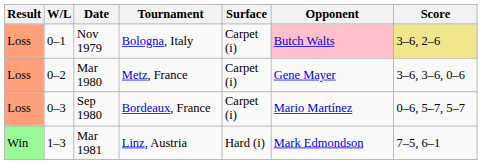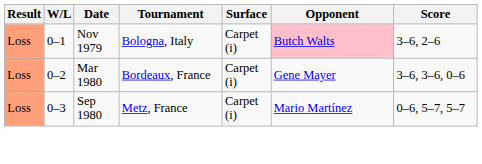(418, 41) khaki background -> (418, 41) no background
(155, 75) Metz, France -> (166, 75) Bordeaux, France
(166, 108) Bordeaux, France -> (155, 108) Metz, France
- row: (90, 142)
